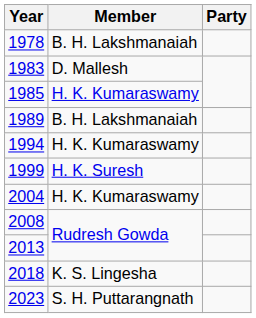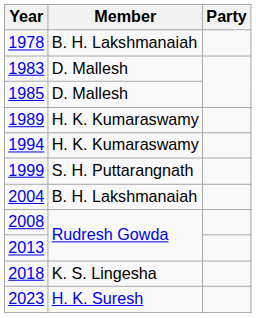(125, 94) H. K. Kumaraswamy -> (90, 94) D. Mallesh
(124, 119) B. H. Lakshmanaiah -> (125, 119) H. K. Kumaraswamy
(97, 171) H. K. Suresh -> (123, 171) S. H. Puttarangnath
(125, 196) H. K. Kumaraswamy -> (124, 196) B. H. Lakshmanaiah
(123, 299) S. H. Puttarangnath -> (97, 299) H. K. Suresh
